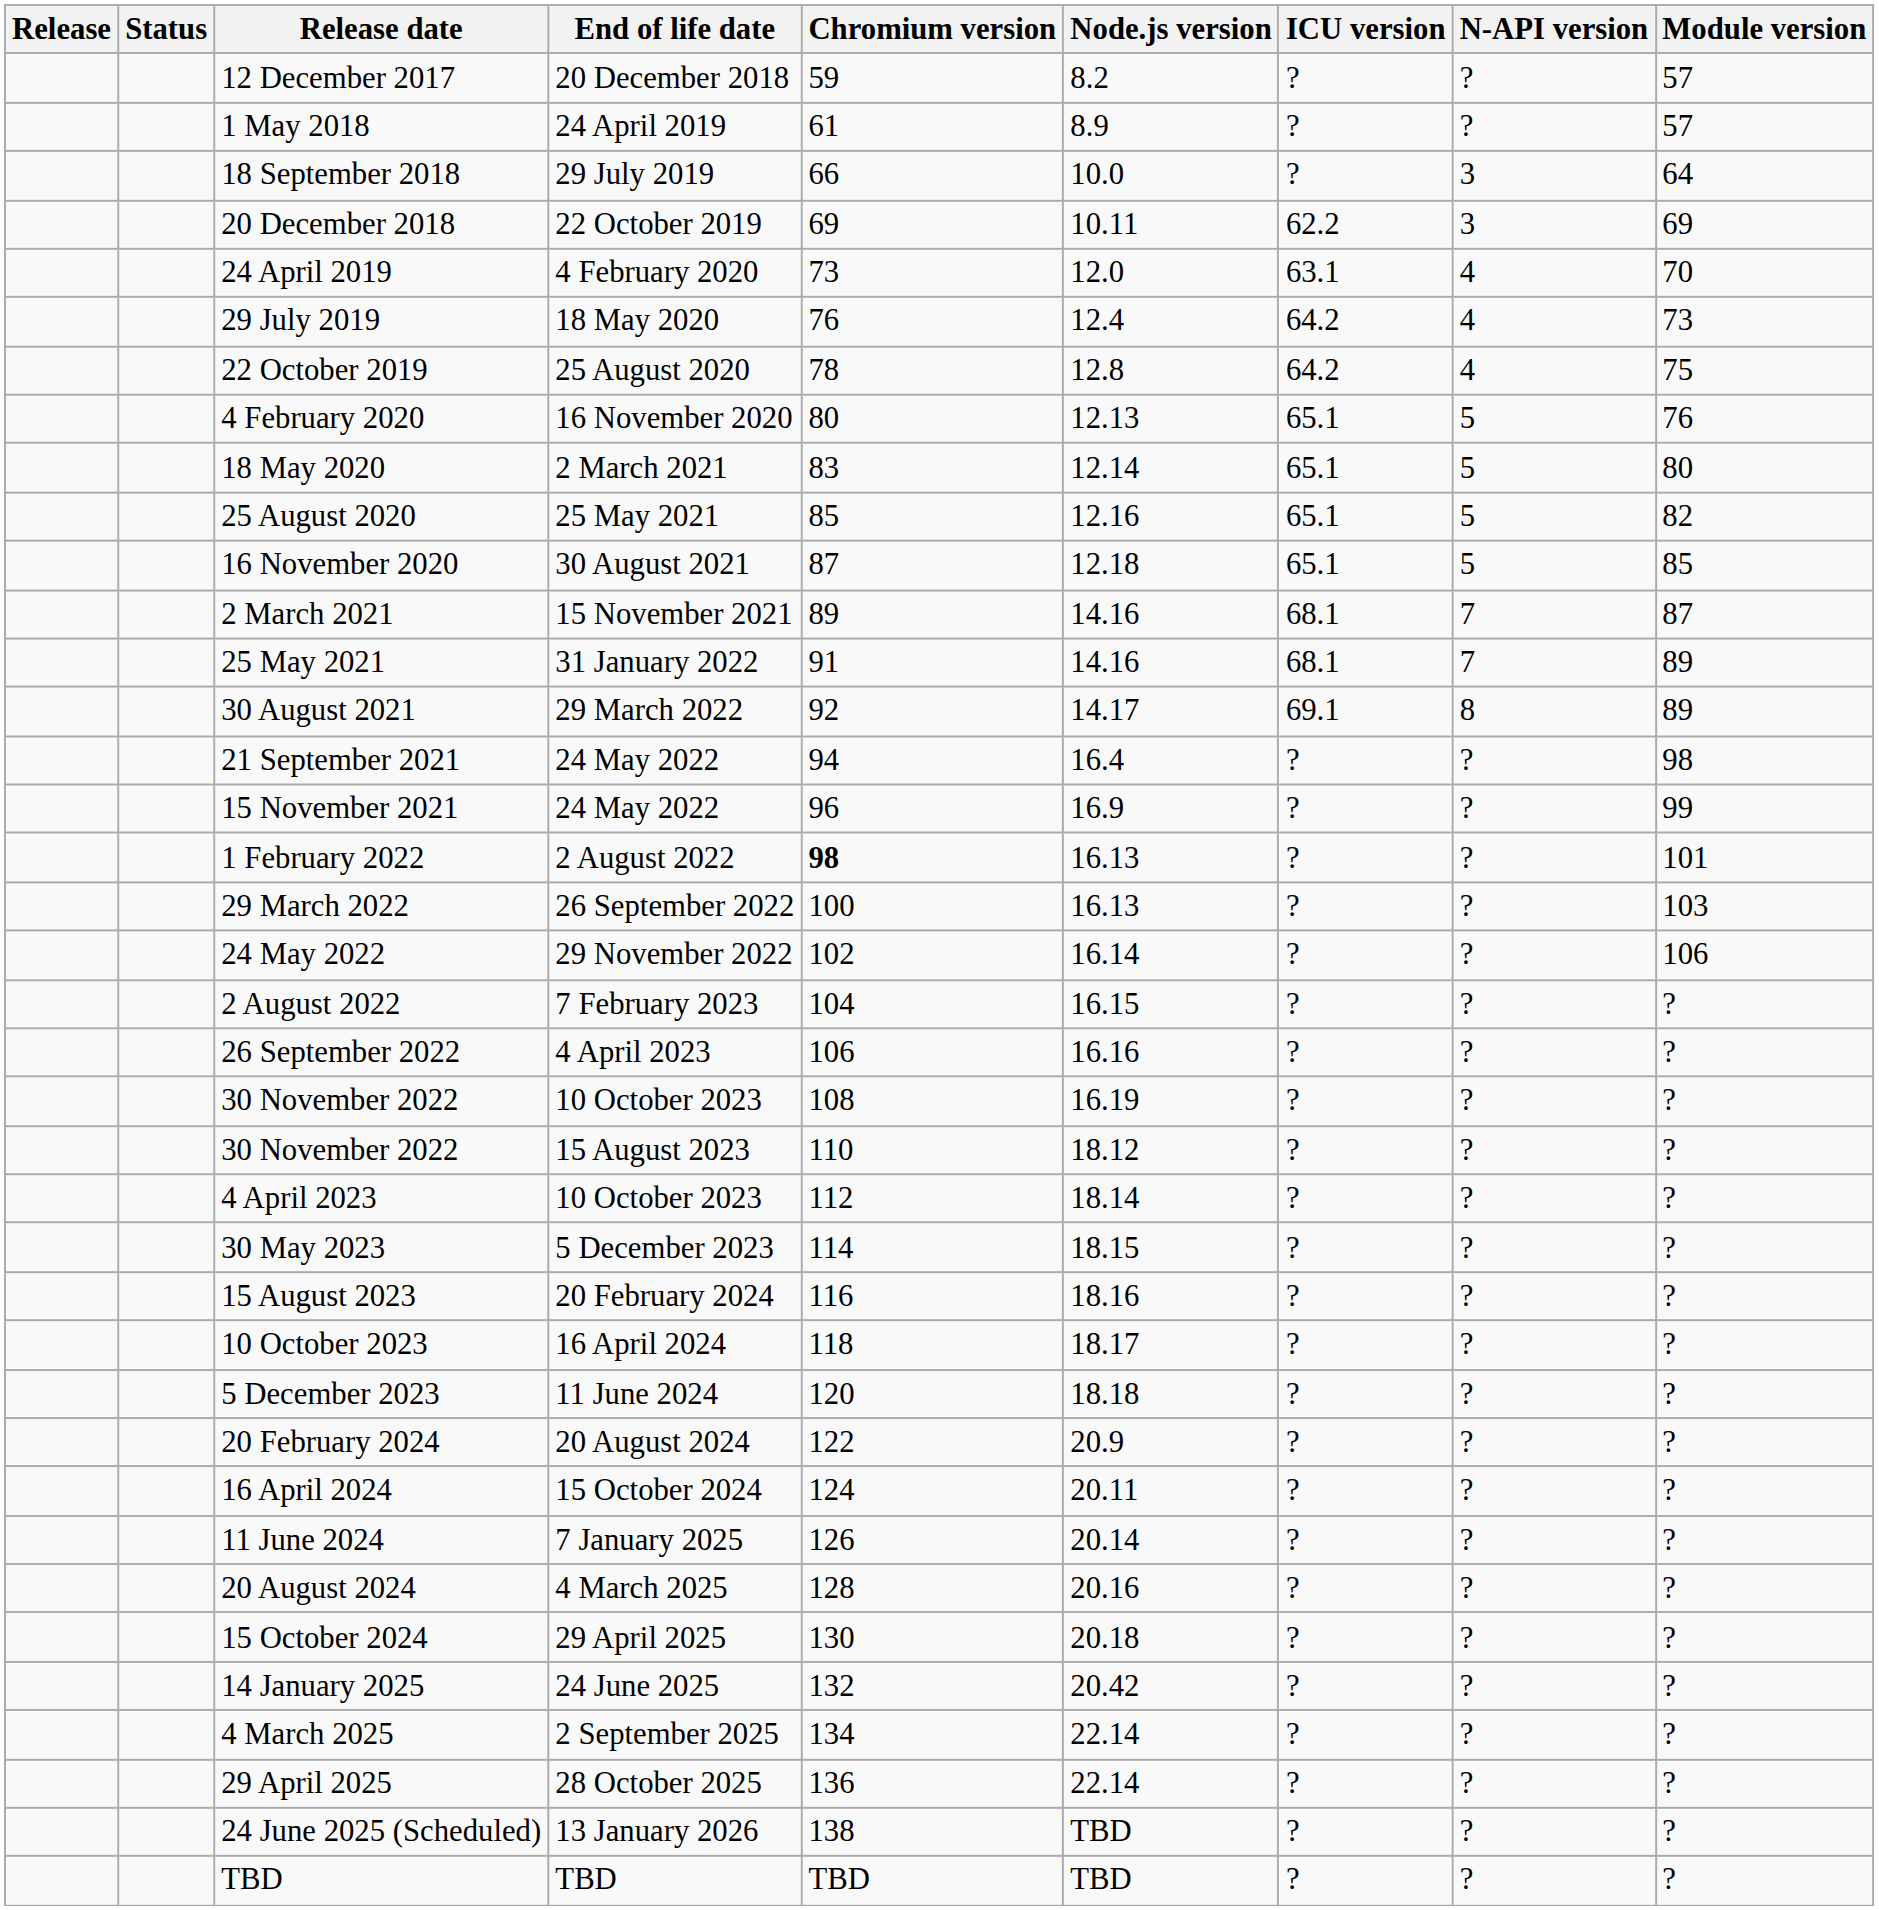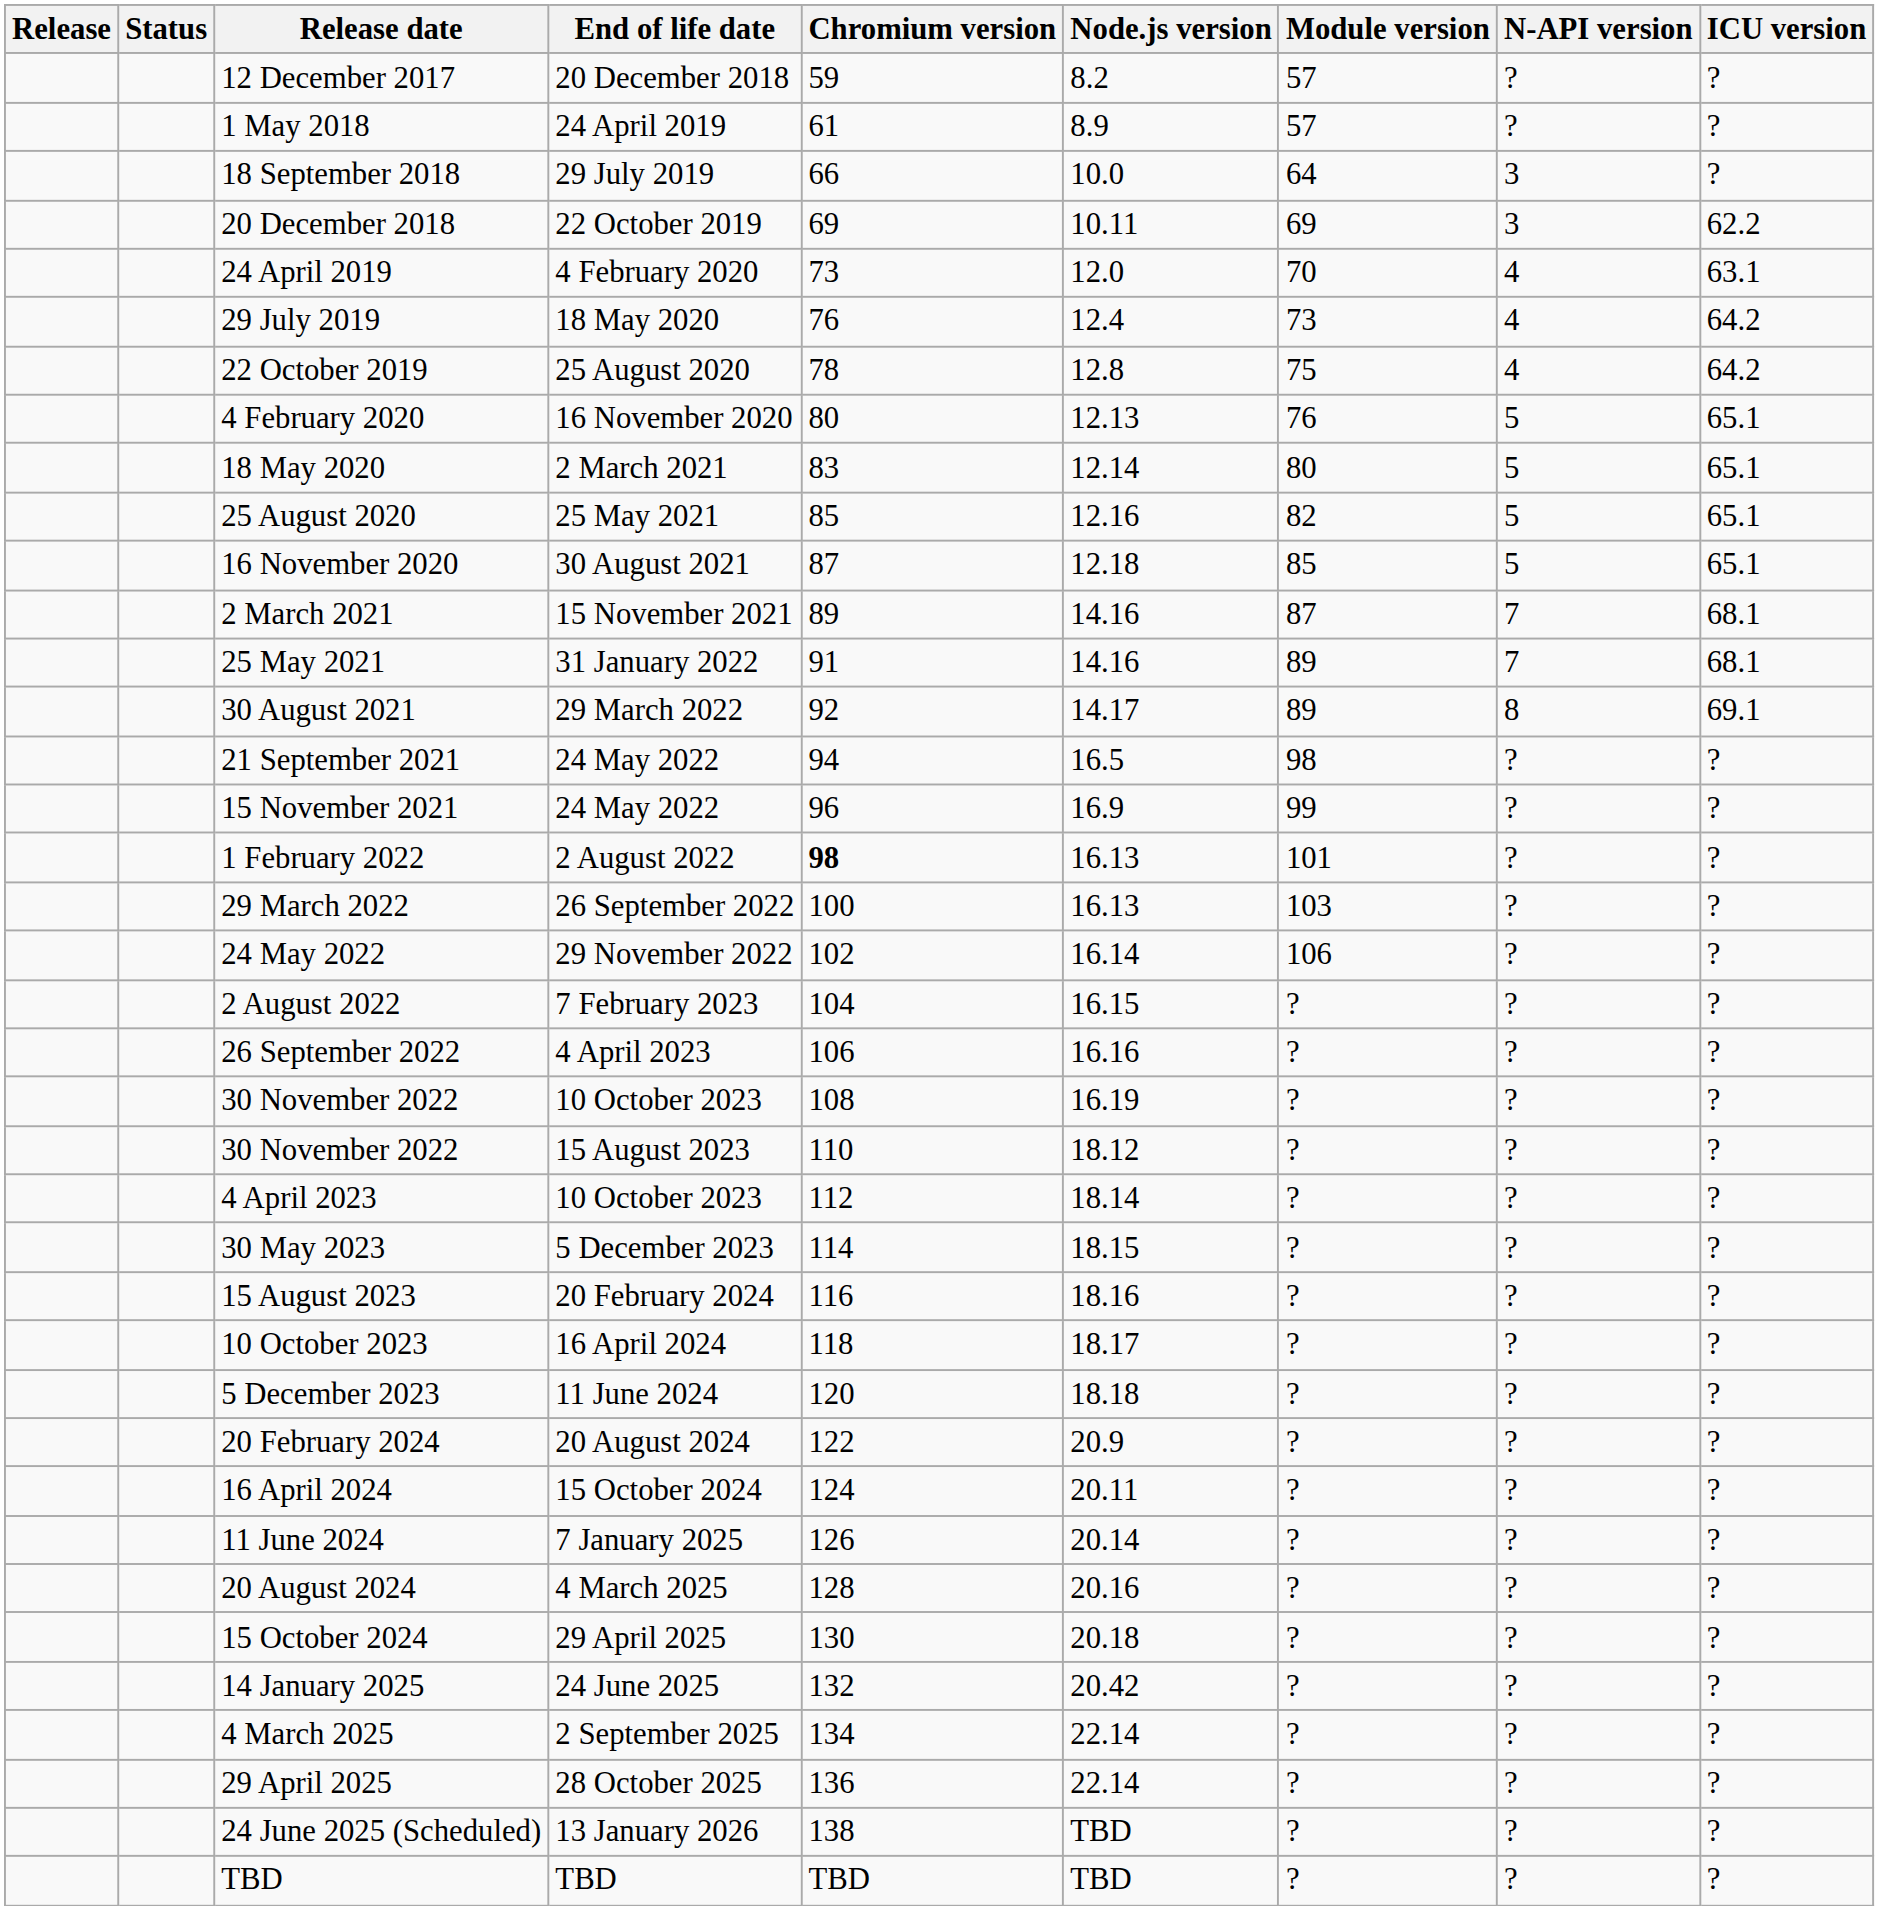columns swapped: (1764, 28) <-> (1366, 28)
(1097, 759) 16.4 -> (1097, 759) 16.5
